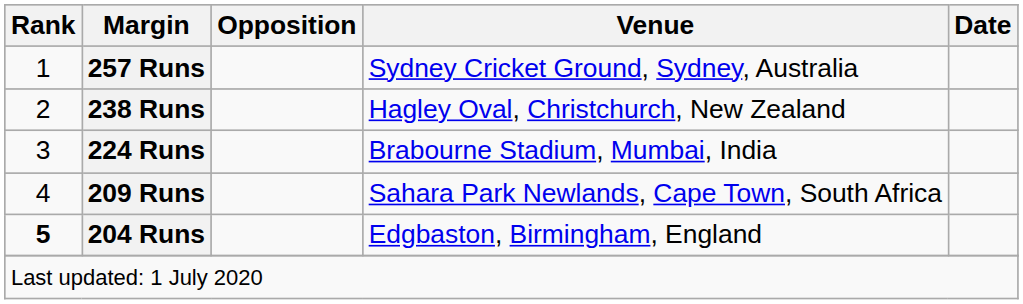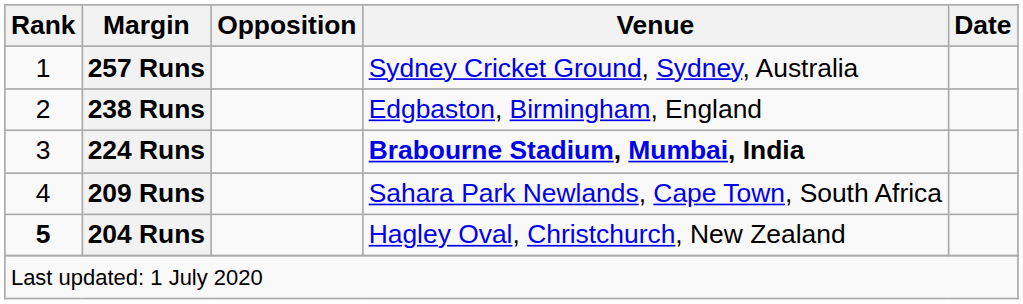(607, 109) Hagley Oval, Christchurch, New Zealand -> (565, 109) Edgbaston, Birmingham, England
(573, 151) normal -> (587, 151) bold
(565, 234) Edgbaston, Birmingham, England -> (607, 234) Hagley Oval, Christchurch, New Zealand
